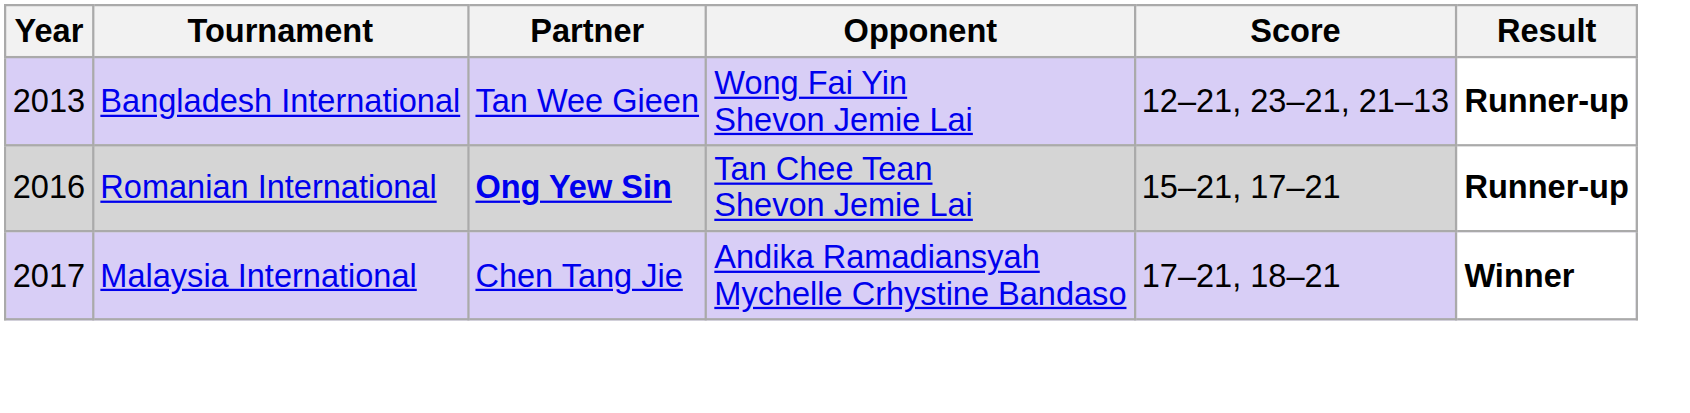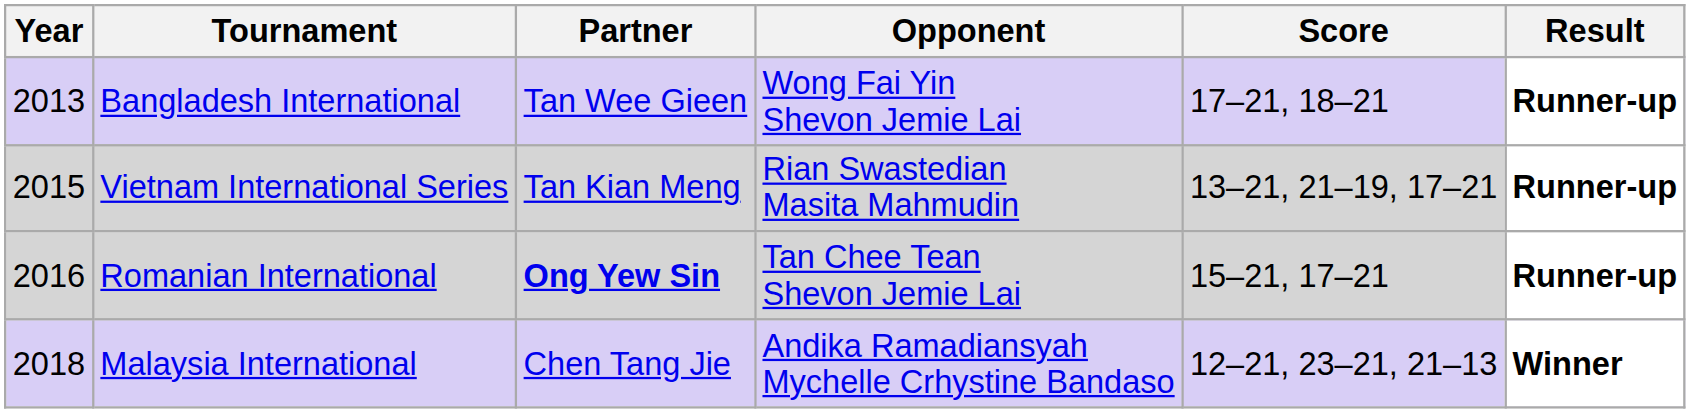(1295, 101) 12–21, 23–21, 21–13 -> (1289, 101) 17–21, 18–21
+ row: (304, 188)
(49, 276) 2017 -> (49, 363) 2018
(1241, 276) 17–21, 18–21 -> (1344, 363) 12–21, 23–21, 21–13
